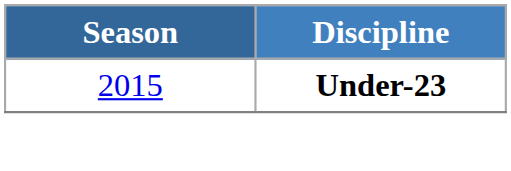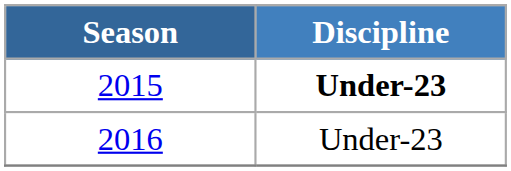+ row: (130, 138)
